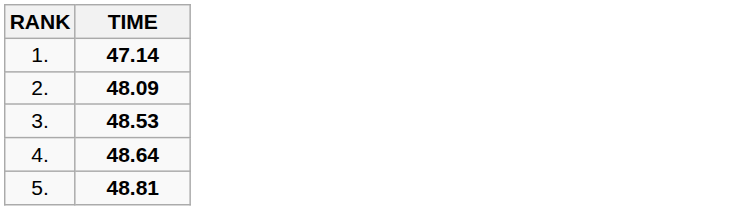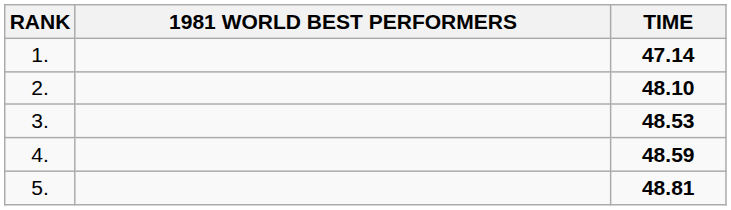+ column: (343, 22)
(133, 88) 48.09 -> (668, 88) 48.10
(133, 155) 48.64 -> (668, 155) 48.59
